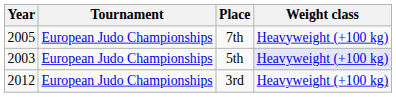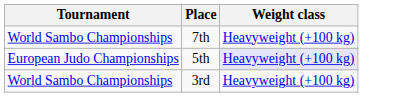- column: (21, 15)
(127, 37) European Judo Championships -> (90, 37) World Sambo Championships
(127, 80) European Judo Championships -> (90, 80) World Sambo Championships
